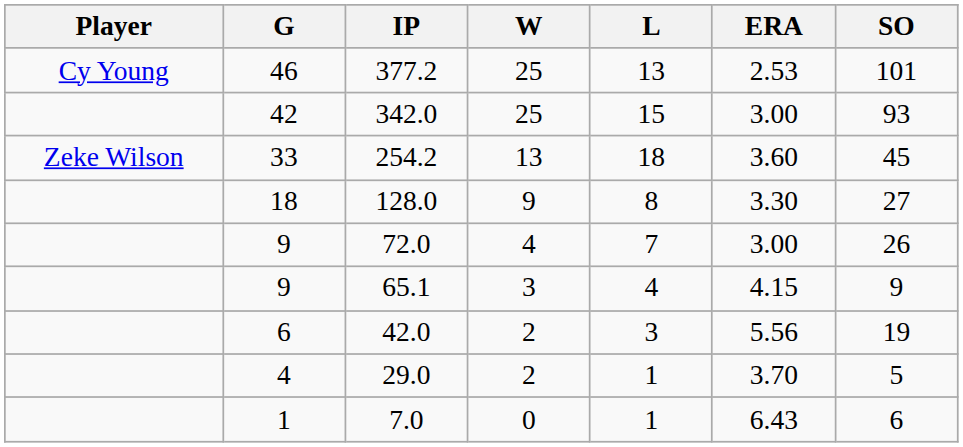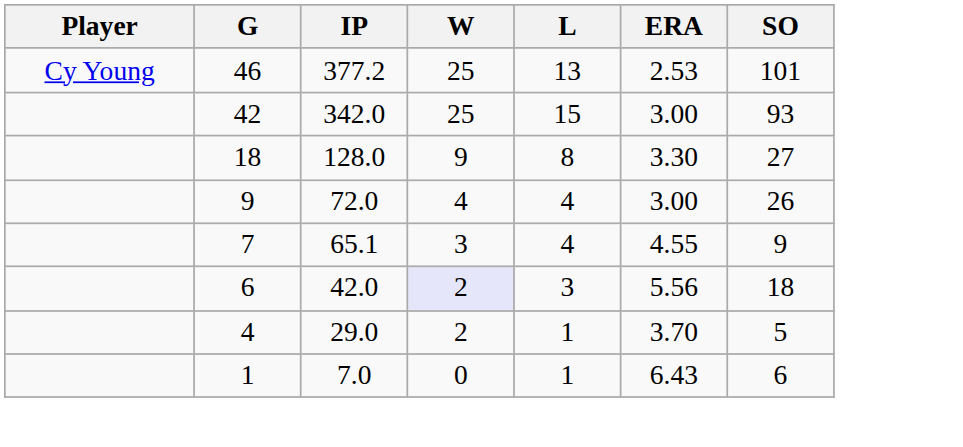- row: (406, 157)
(651, 244) 7 -> (567, 200) 4
(284, 288) 9 -> (248, 244) 7
(774, 288) 4.15 -> (674, 244) 4.55
(529, 331) no background -> (461, 288) lavender background
(896, 331) 19 -> (780, 288) 18
